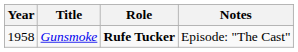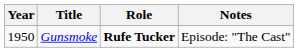(21, 36) 1958 -> (21, 36) 1950
